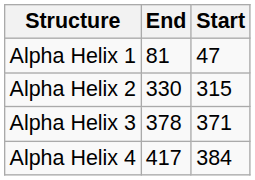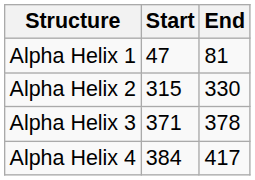columns swapped: (221, 21) <-> (166, 21)
